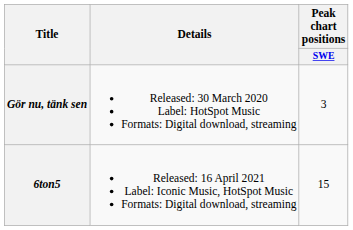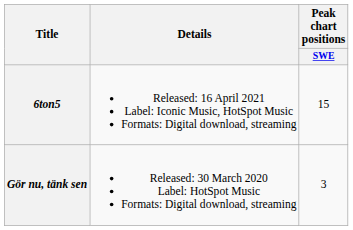rows swapped: (47, 104) <-> (47, 185)
